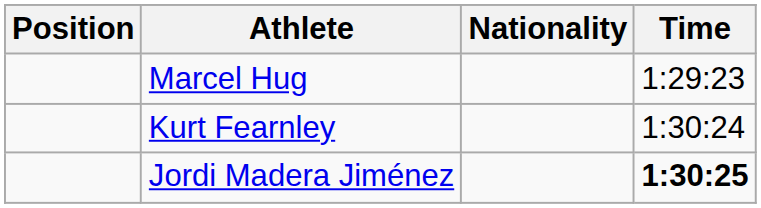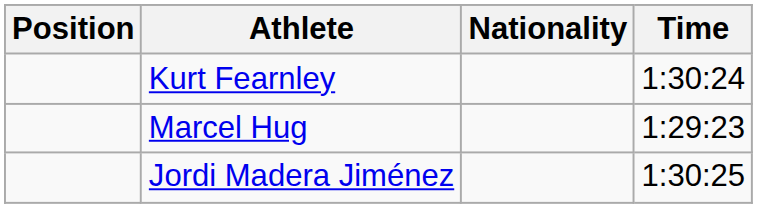rows swapped: (228, 78) <-> (242, 127)
(695, 176) bold -> (693, 176) normal
